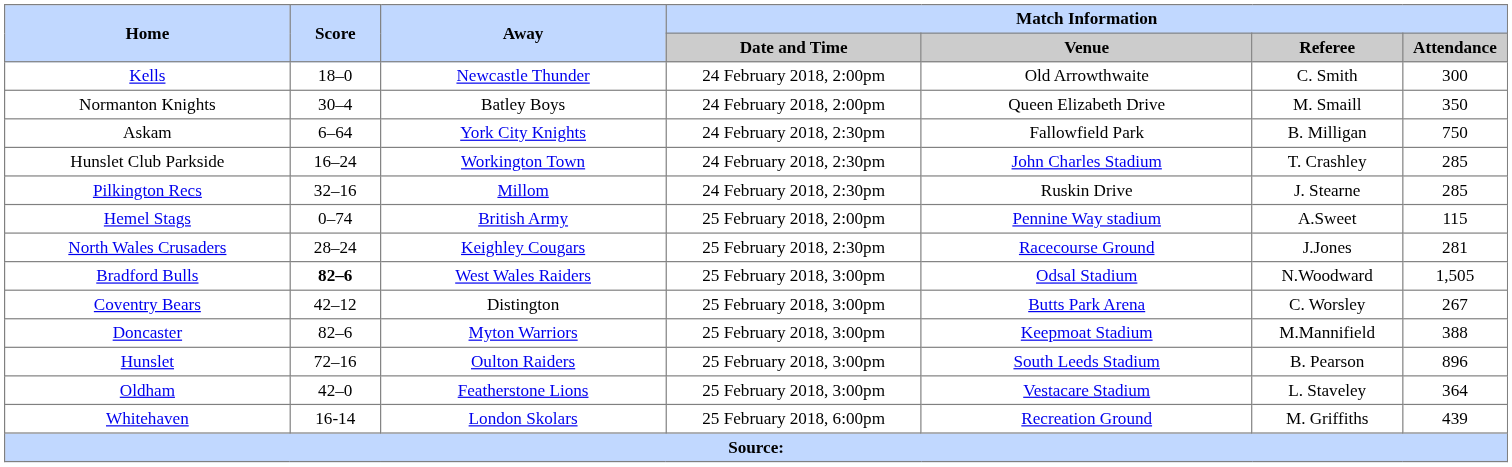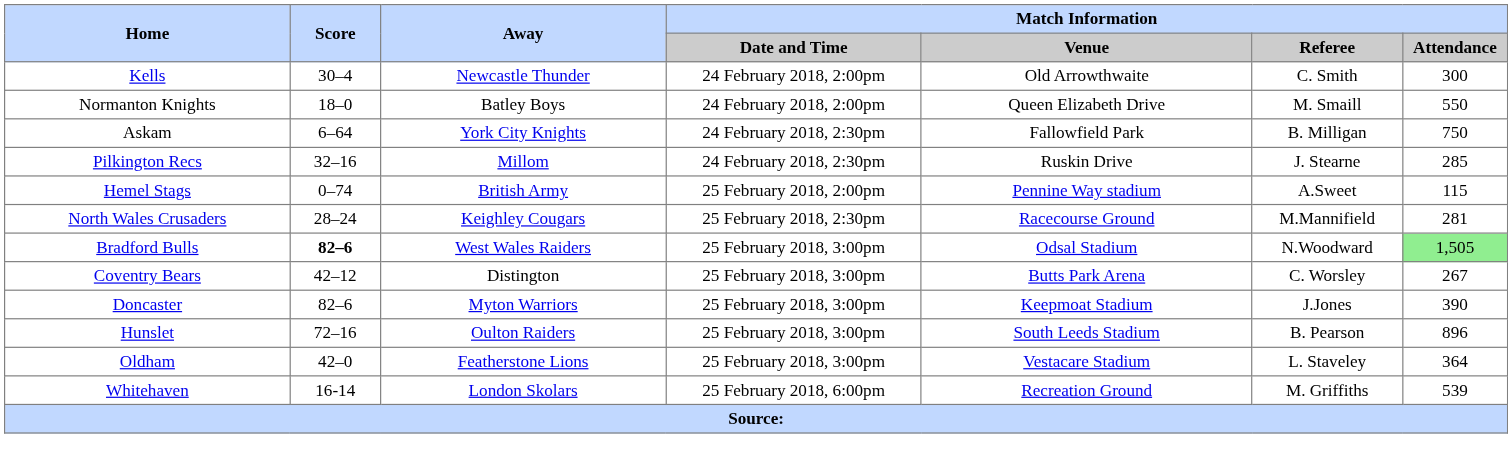(335, 75) 18–0 -> (335, 75) 30–4
(335, 104) 30–4 -> (335, 104) 18–0
(1455, 104) 350 -> (1455, 104) 550
- row: (147, 161)
(1327, 247) J.Jones -> (1327, 218) M.Mannifield
(1455, 275) no background -> (1455, 247) lightgreen background
(1327, 332) M.Mannifield -> (1327, 304) J.Jones
(1455, 332) 388 -> (1455, 304) 390
(1455, 418) 439 -> (1455, 390) 539
